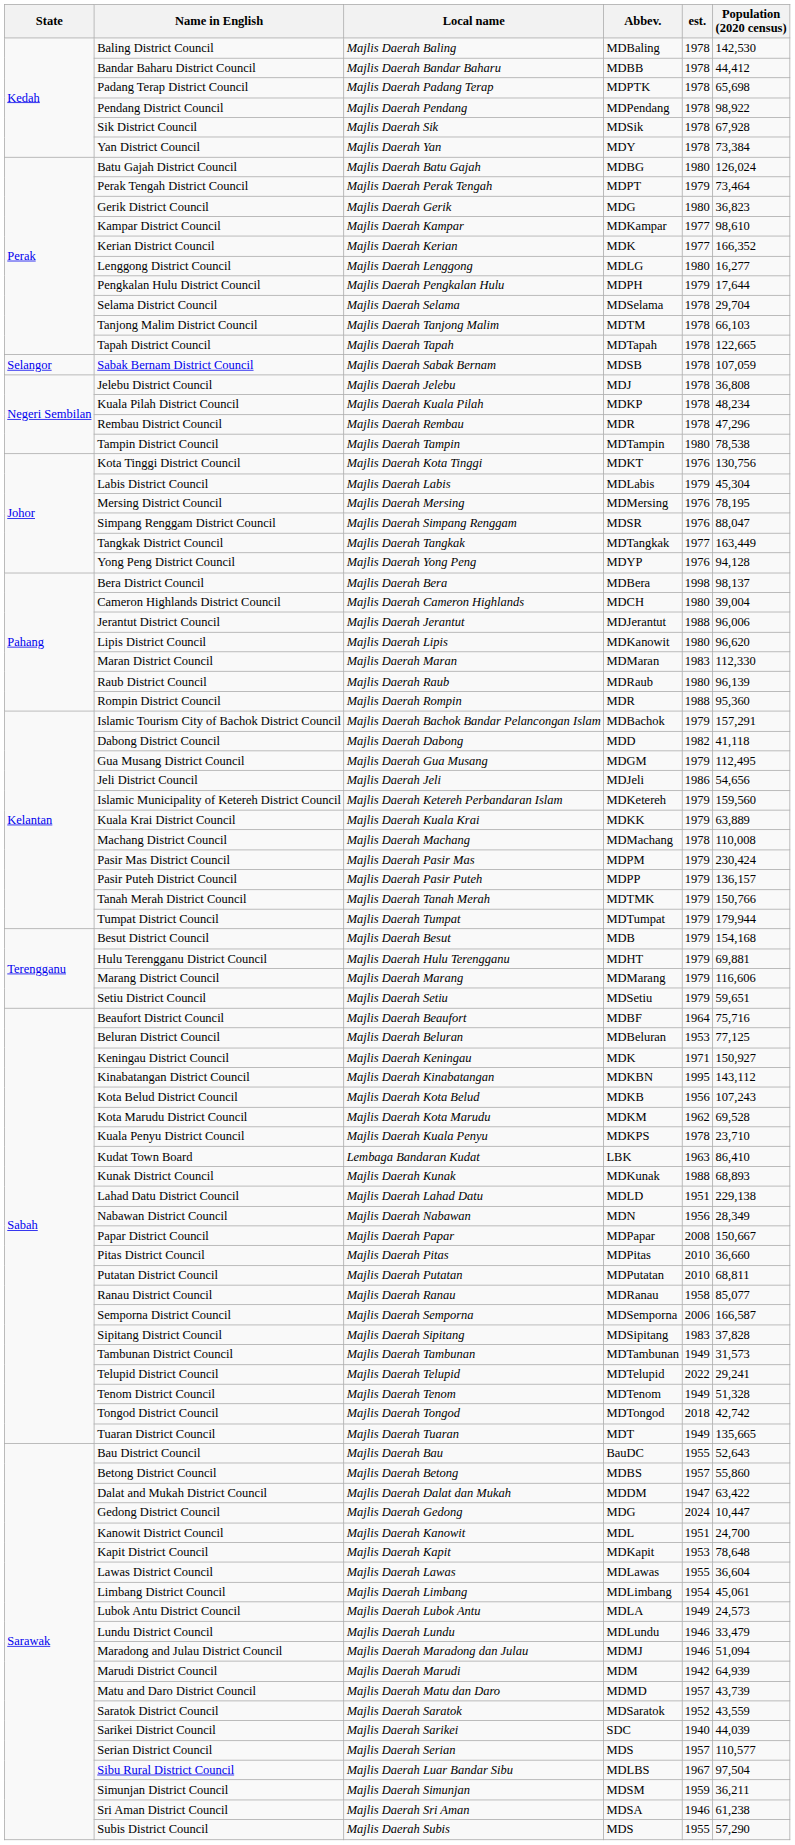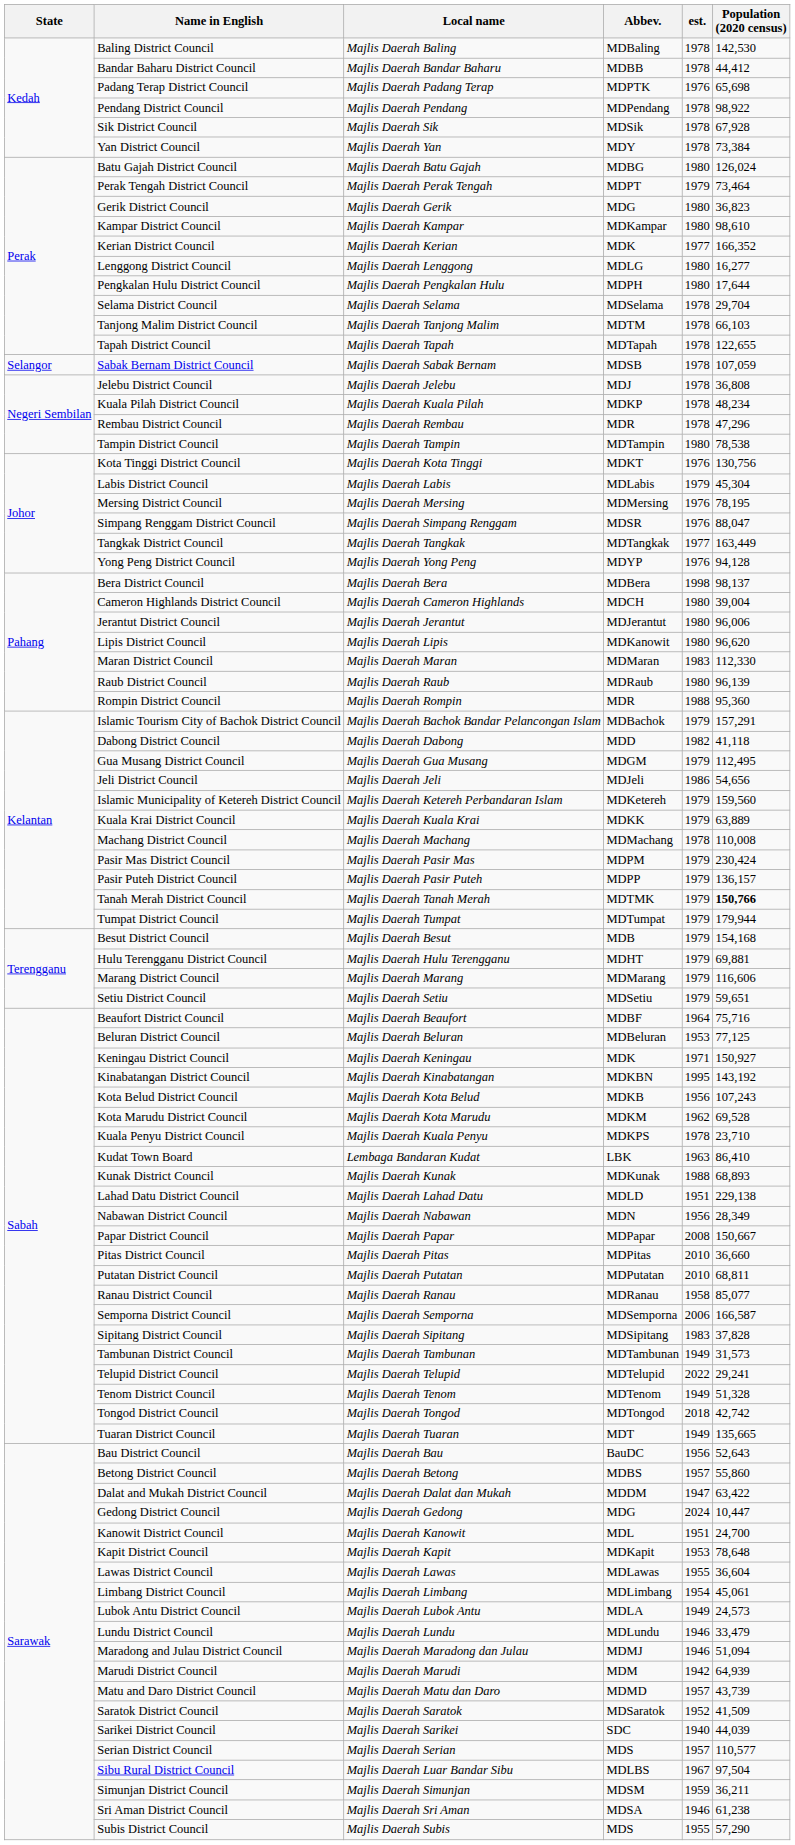(697, 87) 1978 -> (697, 87) 1976
(697, 226) 1977 -> (697, 226) 1980
(697, 285) 1979 -> (697, 285) 1980
(736, 345) 122,665 -> (736, 345) 122,655
(697, 622) 1988 -> (697, 622) 1980
(736, 899) normal -> (736, 899) bold
(736, 1077) 143,112 -> (736, 1077) 143,192
(697, 1453) 1955 -> (697, 1453) 1956
(733, 1710) 43,559 -> (733, 1710) 41,509
